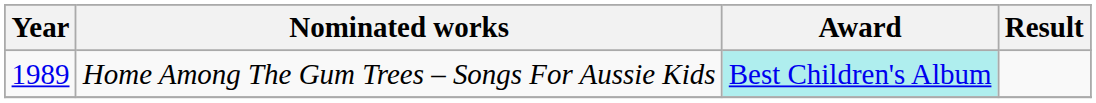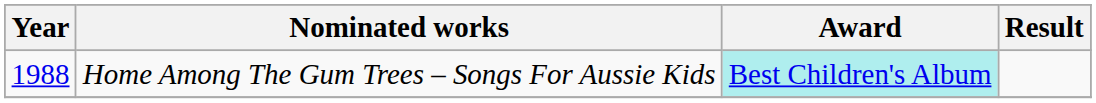(41, 73) 1989 -> (41, 73) 1988
